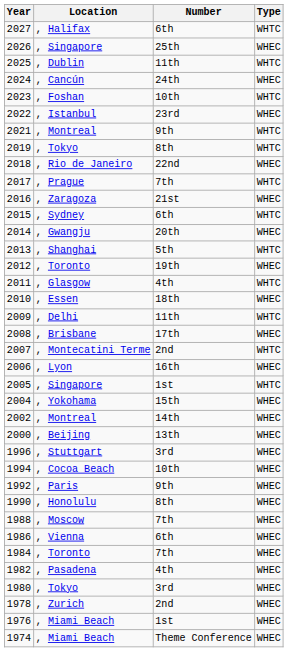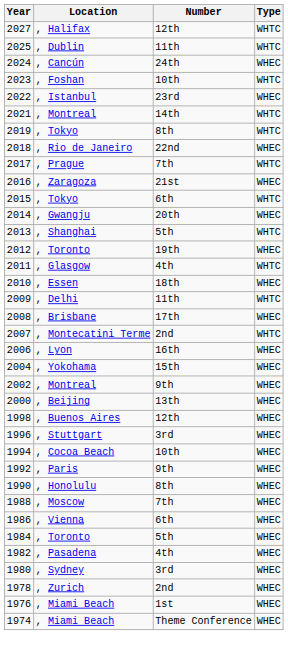(164, 29) 6th -> (167, 29) 12th
- row: (19, 46)
(164, 131) 9th -> (167, 114) 14th
(60, 215) , Sydney -> (57, 199) , Tokyo
- row: (19, 384)
(167, 418) 14th -> (164, 384) 9th
+ row: (19, 418)
(164, 554) 7th -> (164, 537) 5th
(57, 587) , Tokyo -> (60, 570) , Sydney
